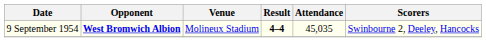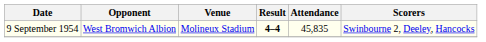(132, 29) bold -> (130, 29) normal
(319, 29) 45,035 -> (315, 29) 45,835
